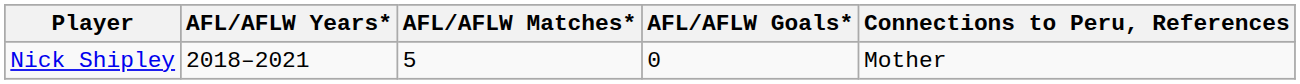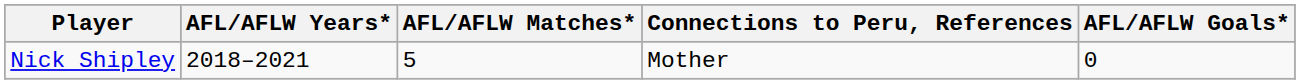columns swapped: (750, 24) <-> (1077, 24)
